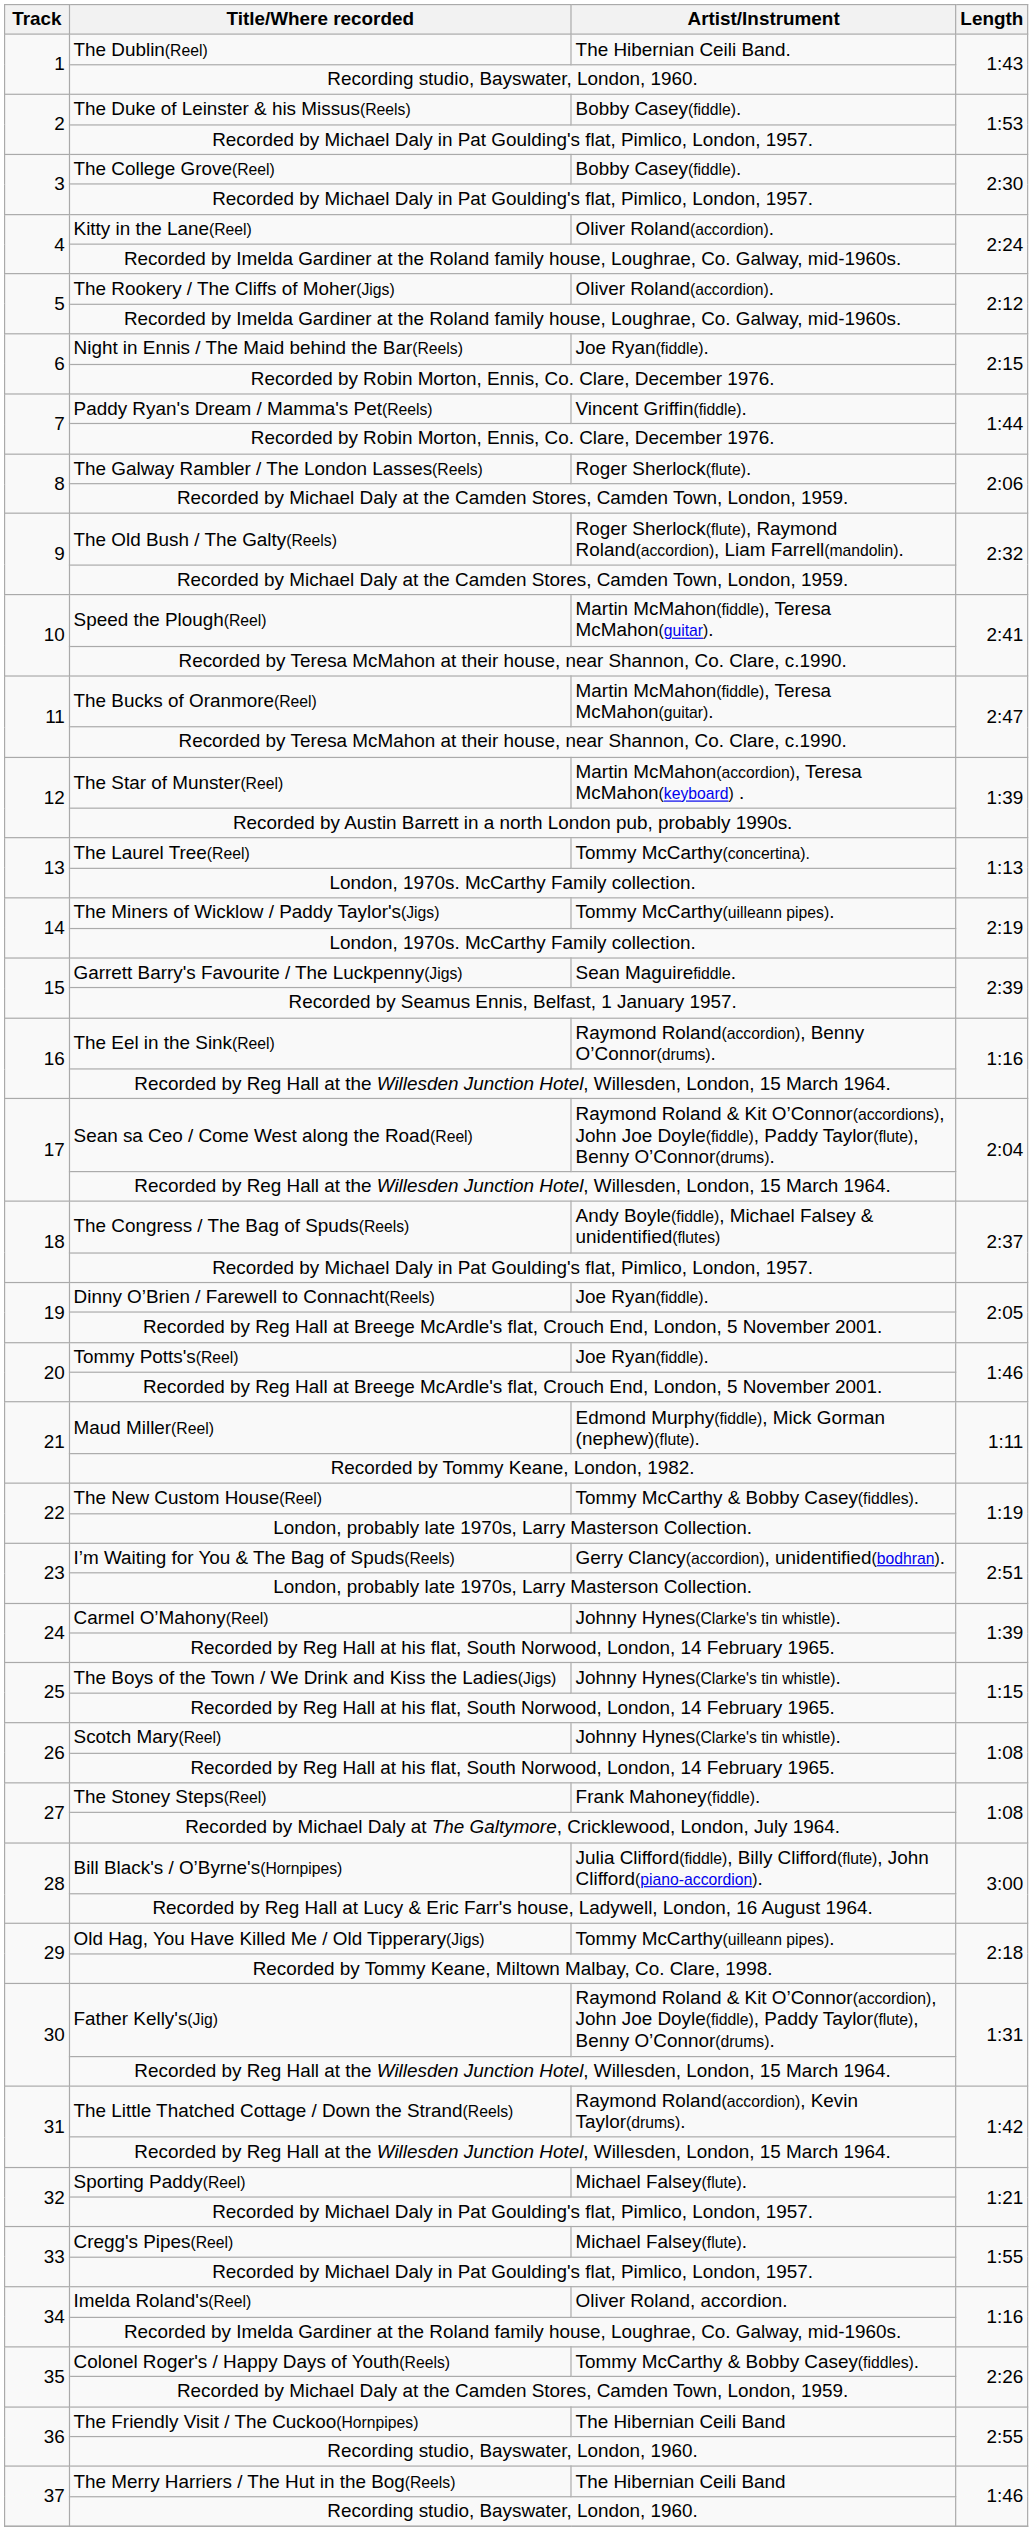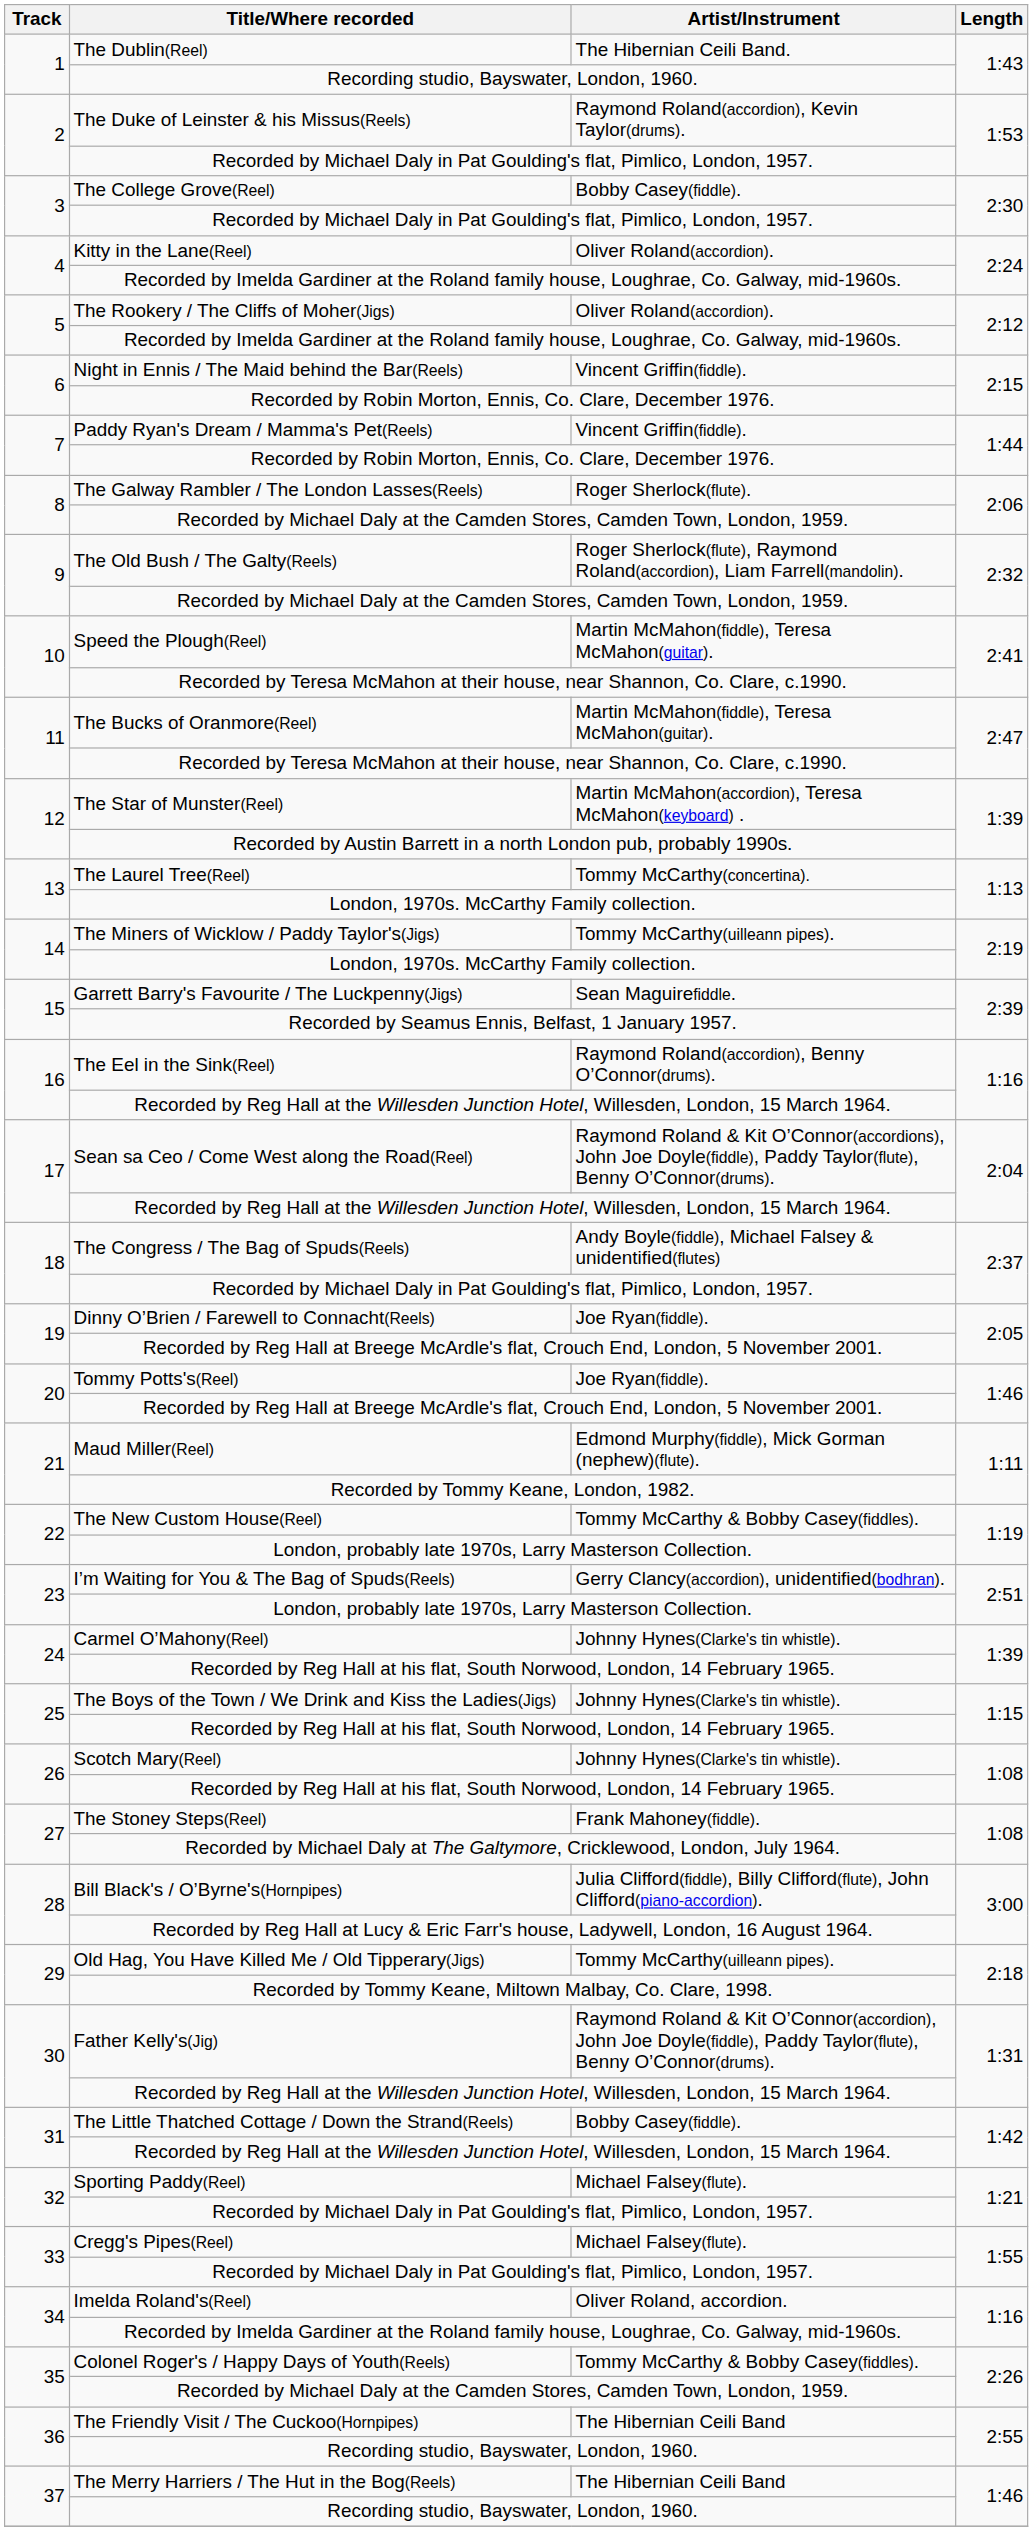(658, 109) Bobby Casey(fiddle). -> (717, 119) Raymond Roland(accordion), Kevin Taylor(drums).
(642, 348) Joe Ryan(fiddle). -> (661, 370) Vincent Griffin(fiddle).
(717, 2111) Raymond Roland(accordion), Kevin Taylor(drums). -> (658, 2122) Bobby Casey(fiddle).
